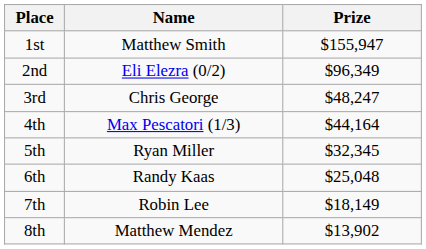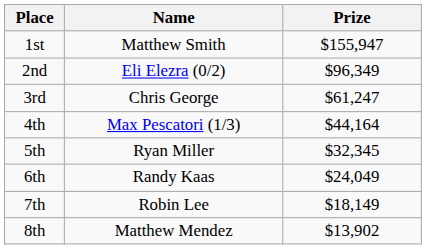(352, 97) $48,247 -> (352, 97) $61,247
(352, 177) $25,048 -> (352, 177) $24,049
